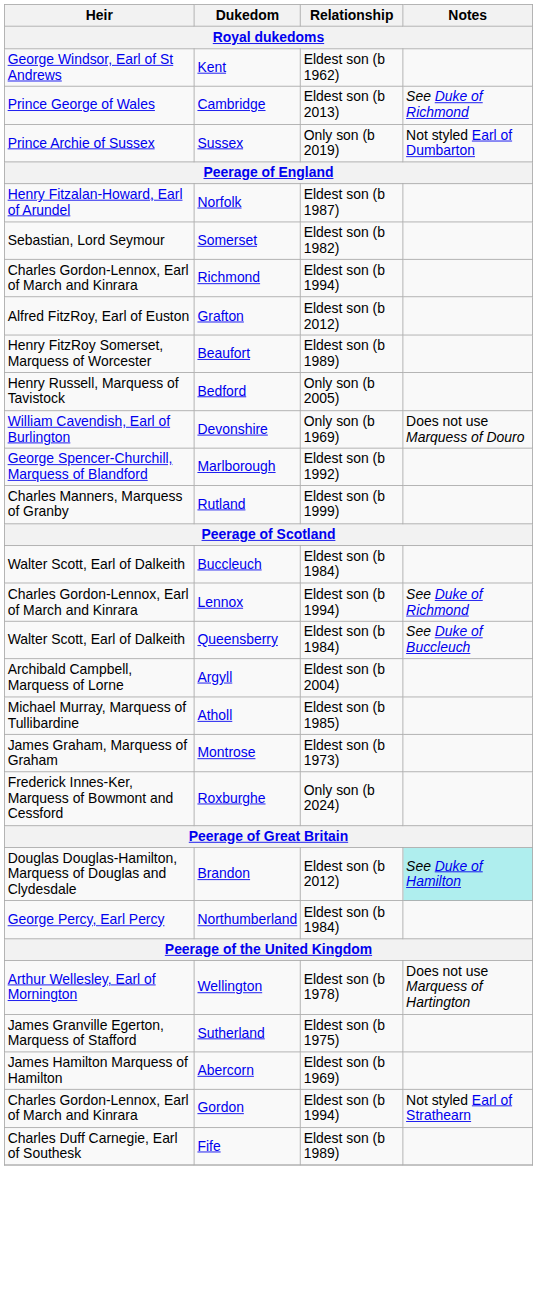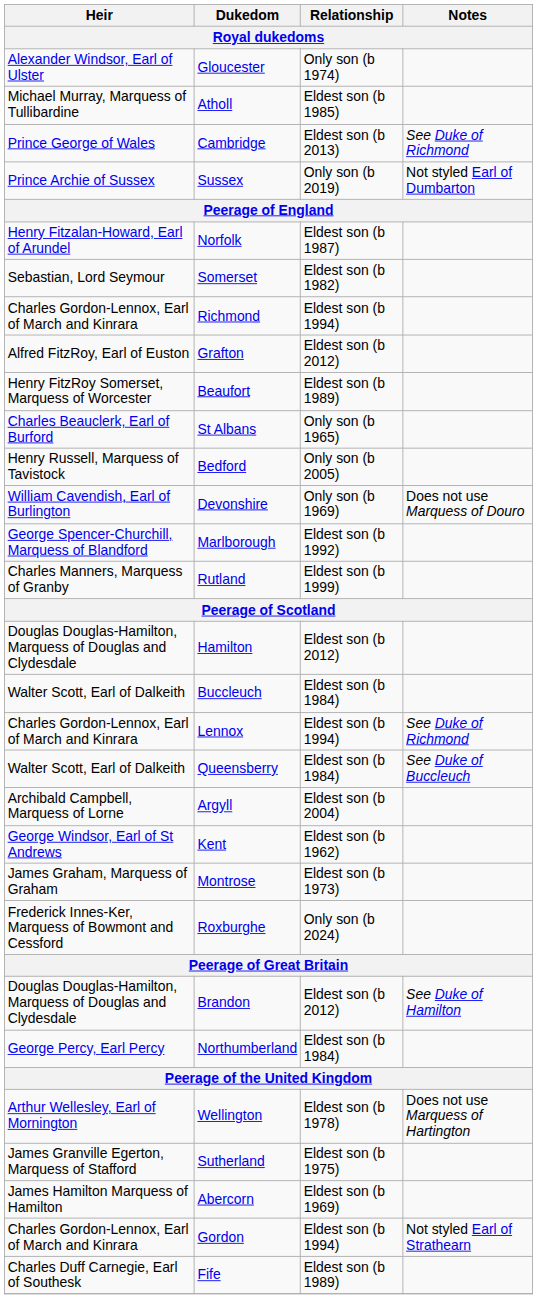+ row: (231, 67)
rows swapped: (212, 67) <-> (215, 715)
+ row: (227, 429)
+ row: (225, 647)
(444, 874) paleturquoise background -> (444, 1003) no background
